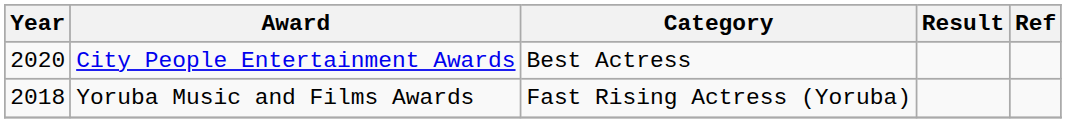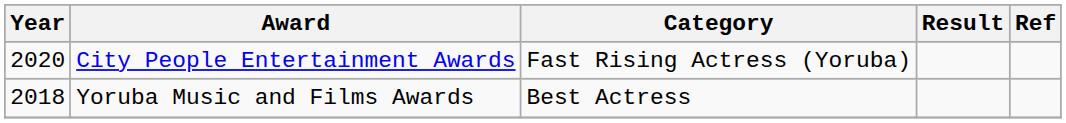(609, 61) Best Actress -> (719, 61) Fast Rising Actress (Yoruba)
(719, 98) Fast Rising Actress (Yoruba) -> (609, 98) Best Actress
